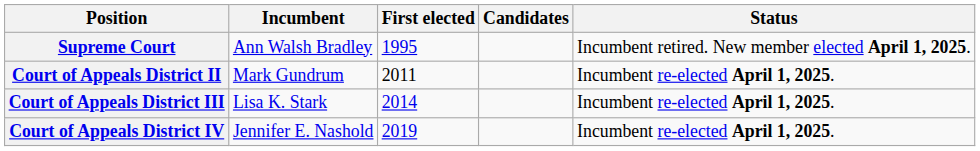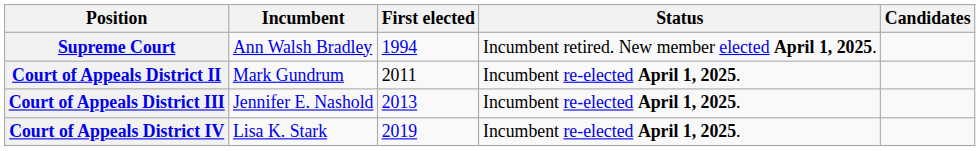columns swapped: (774, 18) <-> (526, 18)
(399, 46) 1995 -> (399, 46) 1994
(280, 103) Lisa K. Stark -> (303, 103) Jennifer E. Nashold
(399, 103) 2014 -> (399, 103) 2013
(303, 131) Jennifer E. Nashold -> (280, 131) Lisa K. Stark
